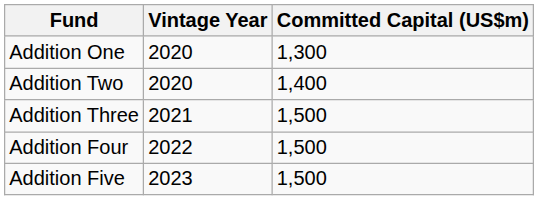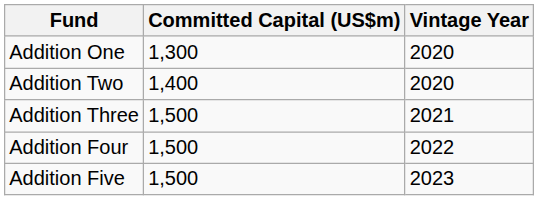columns swapped: (208, 20) <-> (403, 20)
